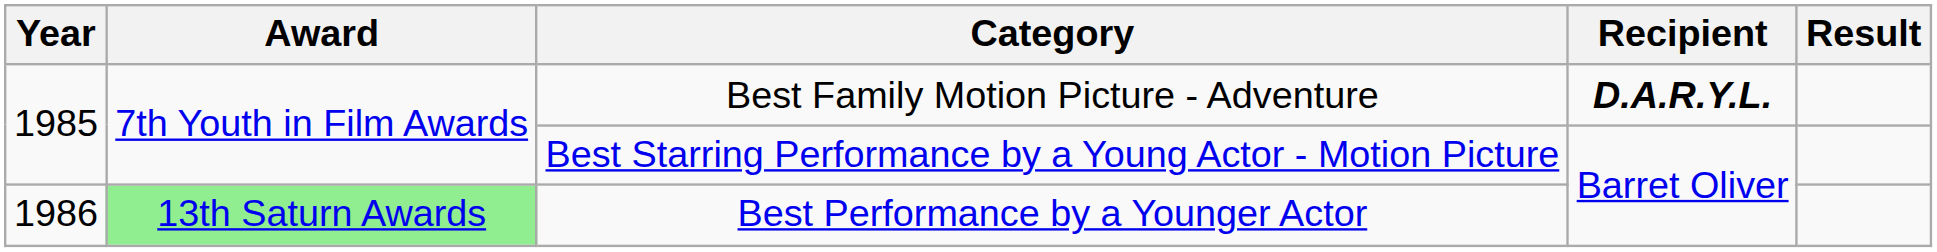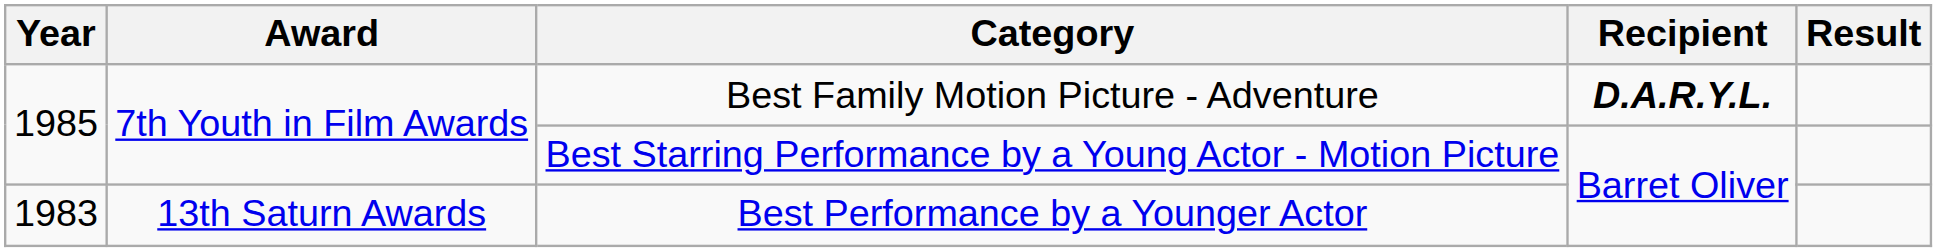(56, 214) 1986 -> (56, 214) 1983
(322, 214) lightgreen background -> (322, 214) no background
